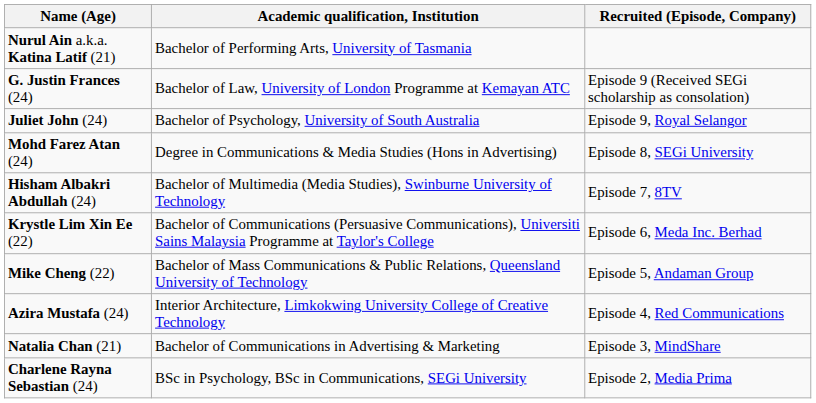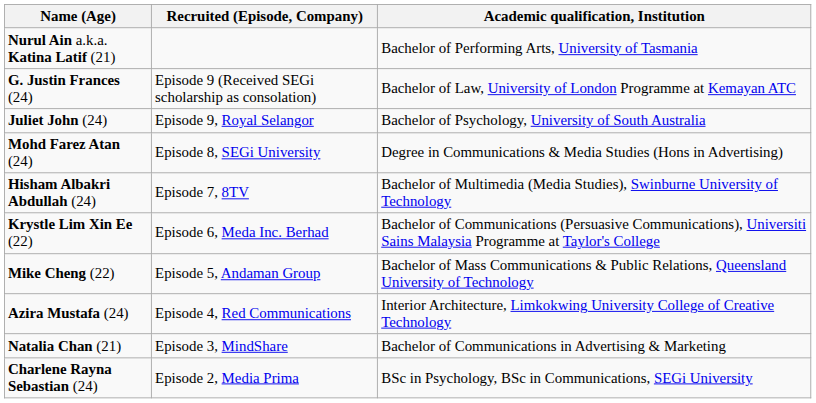columns swapped: (368, 16) <-> (698, 16)
